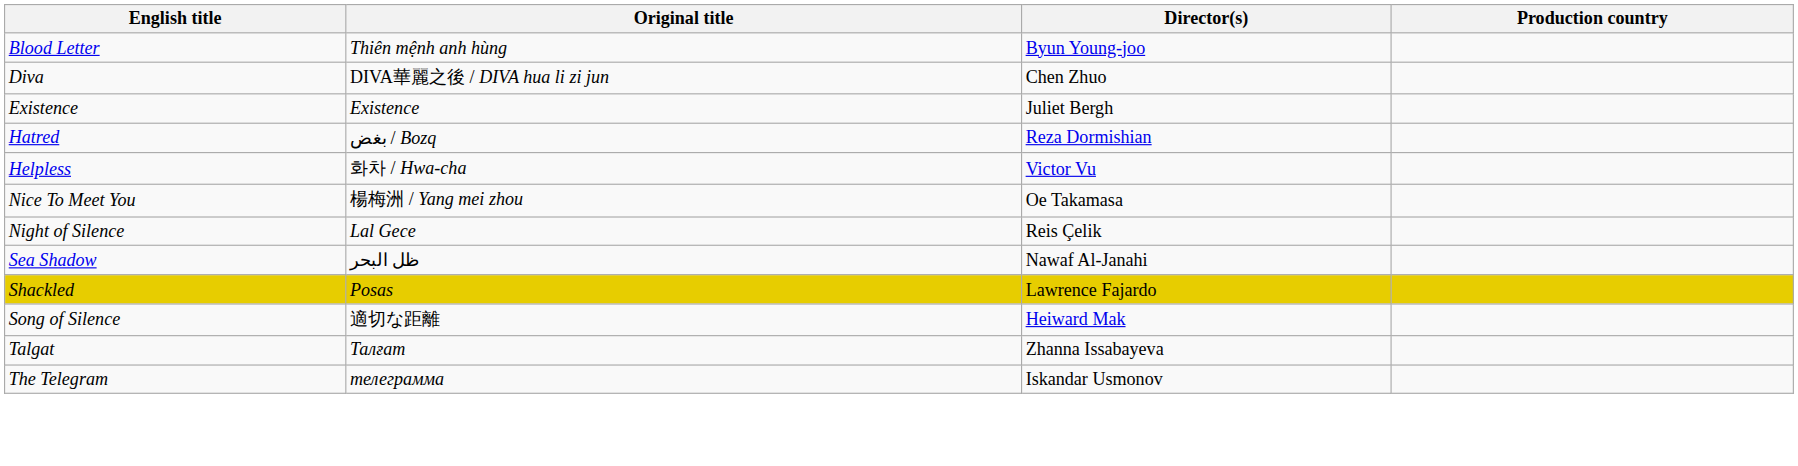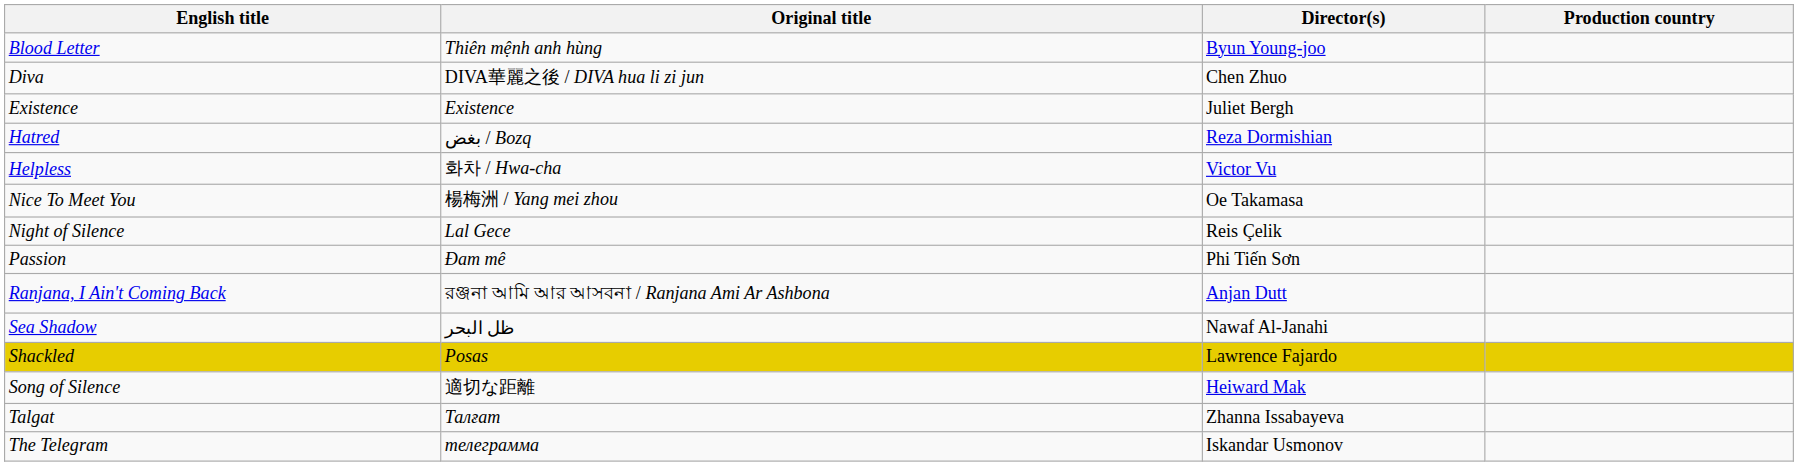+ row: (37, 259)
+ row: (117, 293)
